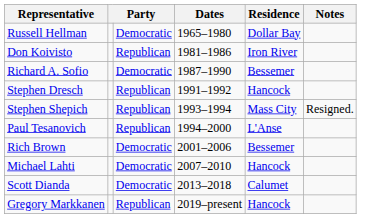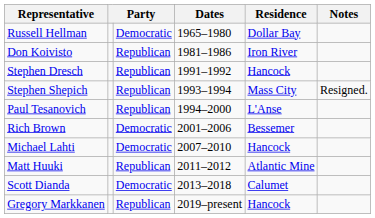- row: (48, 71)
+ row: (35, 166)
